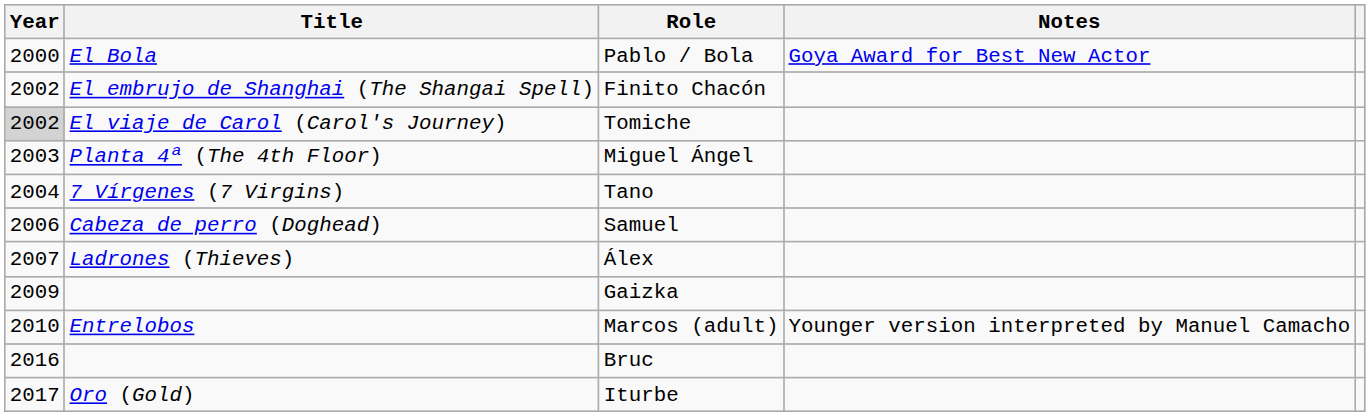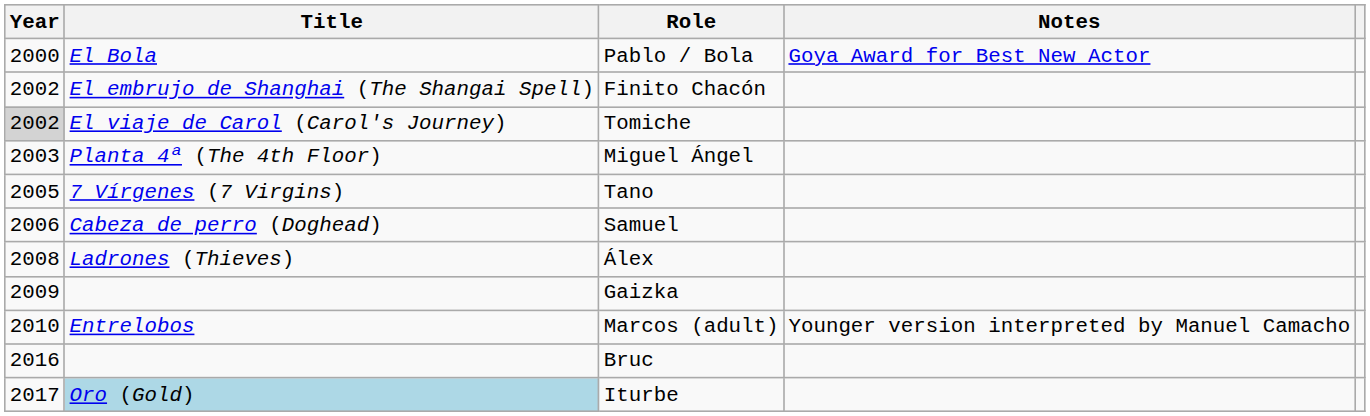(35, 191) 2004 -> (35, 191) 2005
(35, 259) 2007 -> (35, 259) 2008
(132, 395) no background -> (132, 395) lightblue background
